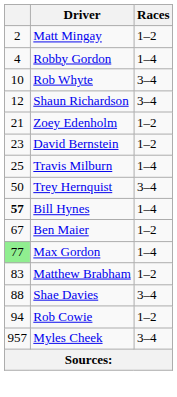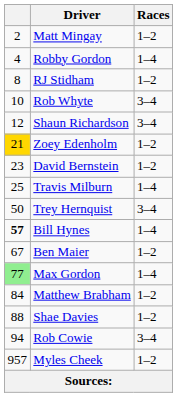+ row: (64, 79)
(17, 122) no background -> (17, 144) gold background
(17, 273) 83 -> (17, 294) 84
(147, 294) 3–4 -> (147, 316) 1–2
(147, 316) 1–2 -> (147, 337) 3–4
(147, 337) 3–4 -> (147, 359) 1–2
